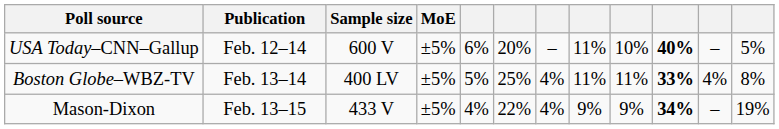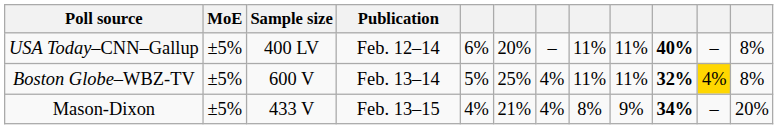columns swapped: (265, 19) <-> (438, 19)
(371, 48) 600 V -> (292, 48) 400 LV
(632, 48) 10% -> (631, 48) 11%
(753, 48) 5% -> (752, 48) 8%
(371, 78) 400 LV -> (292, 78) 600 V
(676, 78) 33% -> (675, 78) 32%
(715, 78) no background -> (714, 78) gold background
(514, 109) 22% -> (514, 109) 21%
(590, 109) 9% -> (590, 109) 8%
(753, 109) 19% -> (752, 109) 20%
